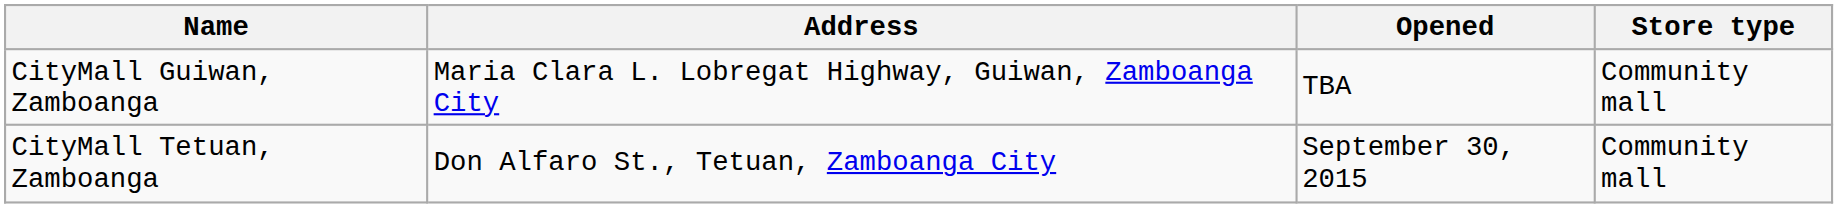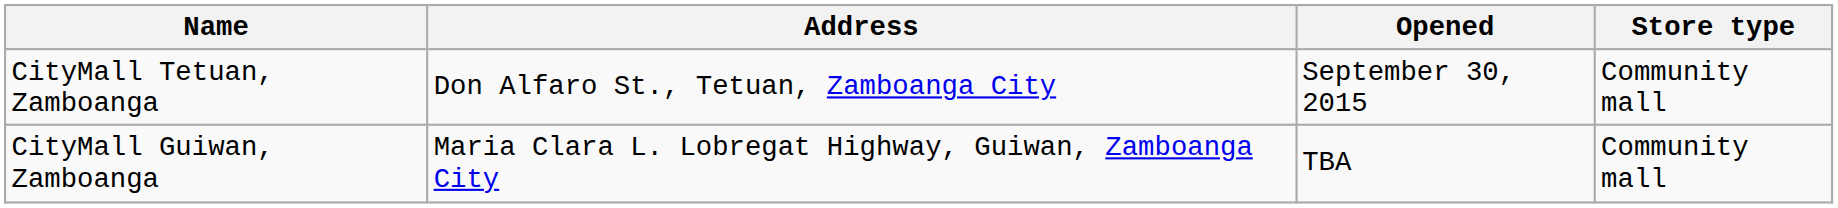rows swapped: (143, 164) <-> (143, 88)
